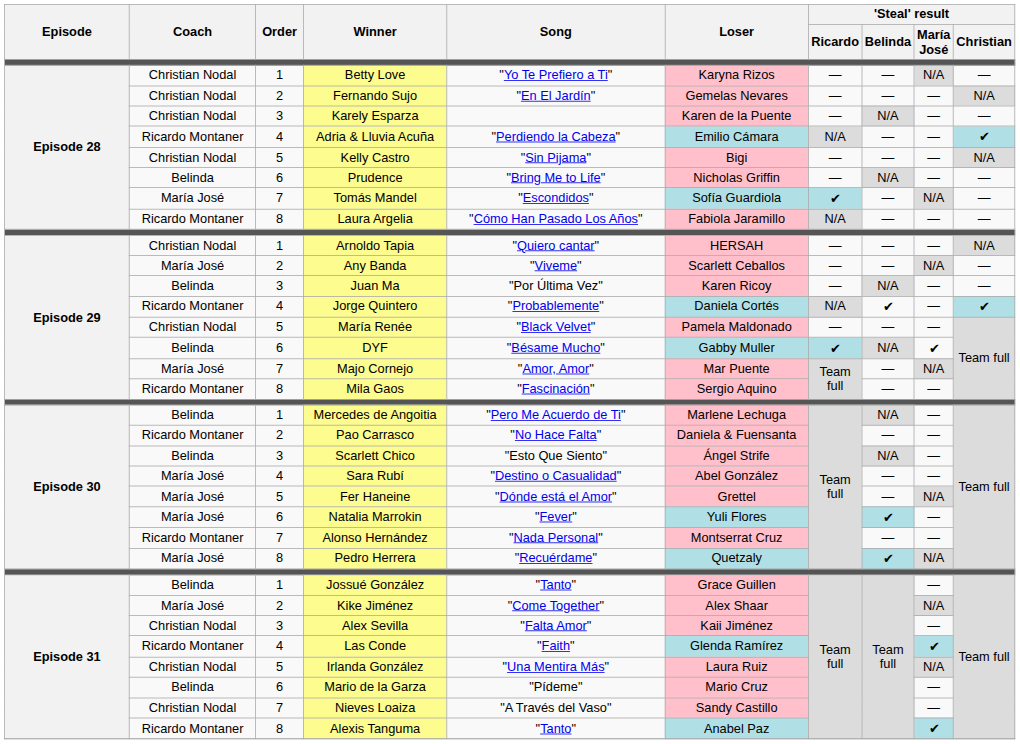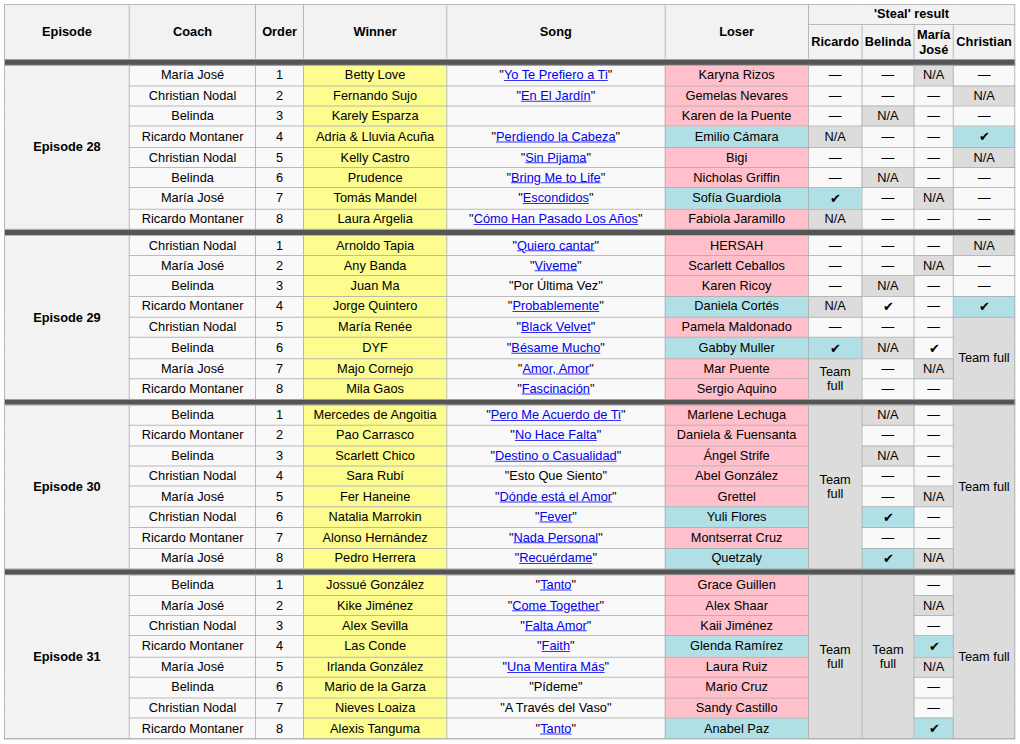(193, 75) Christian Nodal -> (193, 75) María José
(193, 116) Christian Nodal -> (193, 116) Belinda
(556, 455) "Esto Que Siento" -> (556, 455) "Destino o Casualidad"
(193, 476) María José -> (193, 476) Christian Nodal
(556, 476) "Destino o Casualidad" -> (556, 476) "Esto Que Siento"
(193, 517) María José -> (193, 517) Christian Nodal
(193, 667) Christian Nodal -> (193, 667) María José
